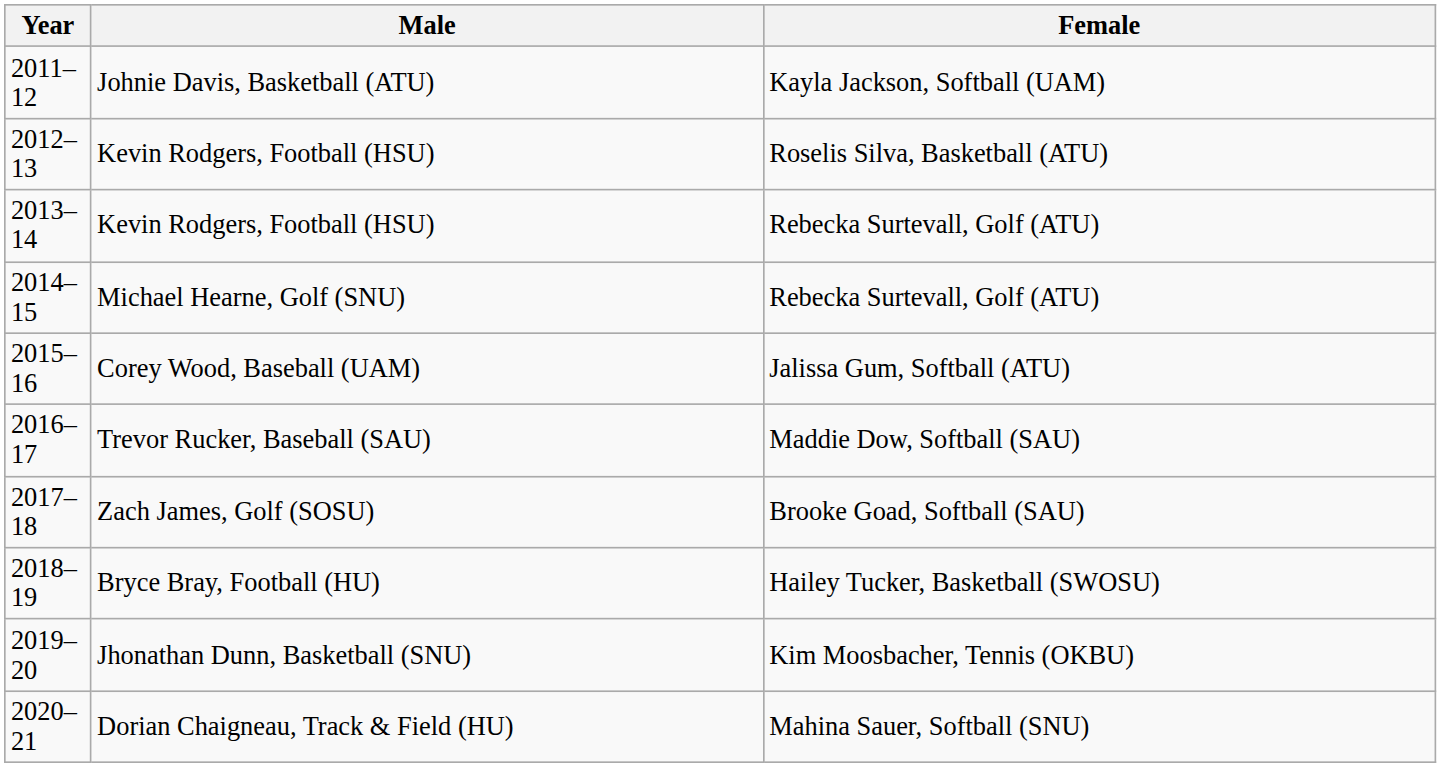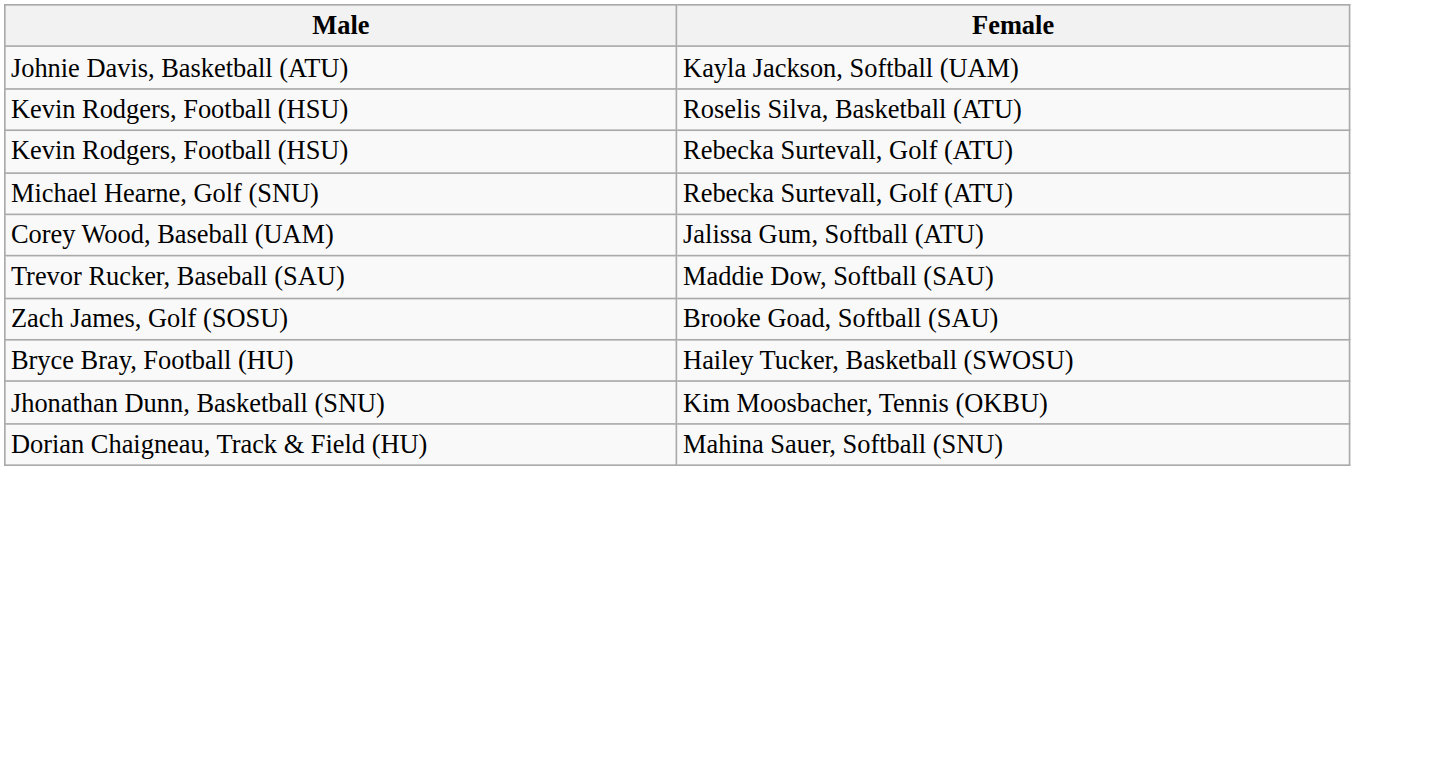- column: (48, 25)
